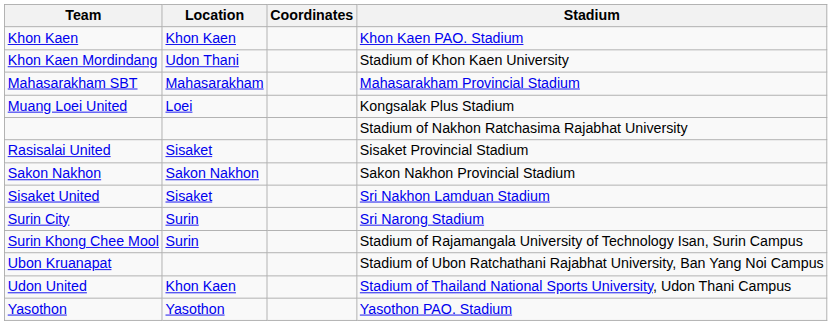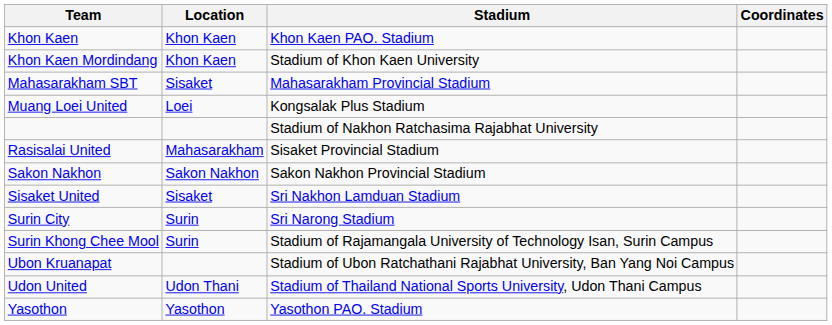columns swapped: (592, 15) <-> (312, 15)
(202, 60) Udon Thani -> (201, 60) Khon Kaen
(215, 83) Mahasarakham -> (189, 83) Sisaket
(189, 151) Sisaket -> (215, 151) Mahasarakham
(201, 286) Khon Kaen -> (202, 286) Udon Thani
